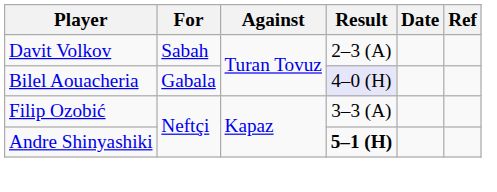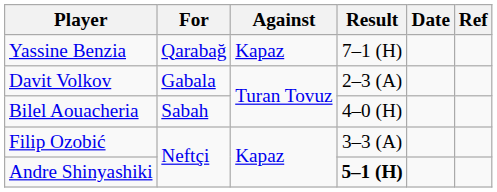+ row: (68, 50)
(185, 50) Sabah -> (189, 80) Gabala
(189, 80) Gabala -> (185, 111) Sabah
(361, 80) lavender background -> (372, 111) no background
